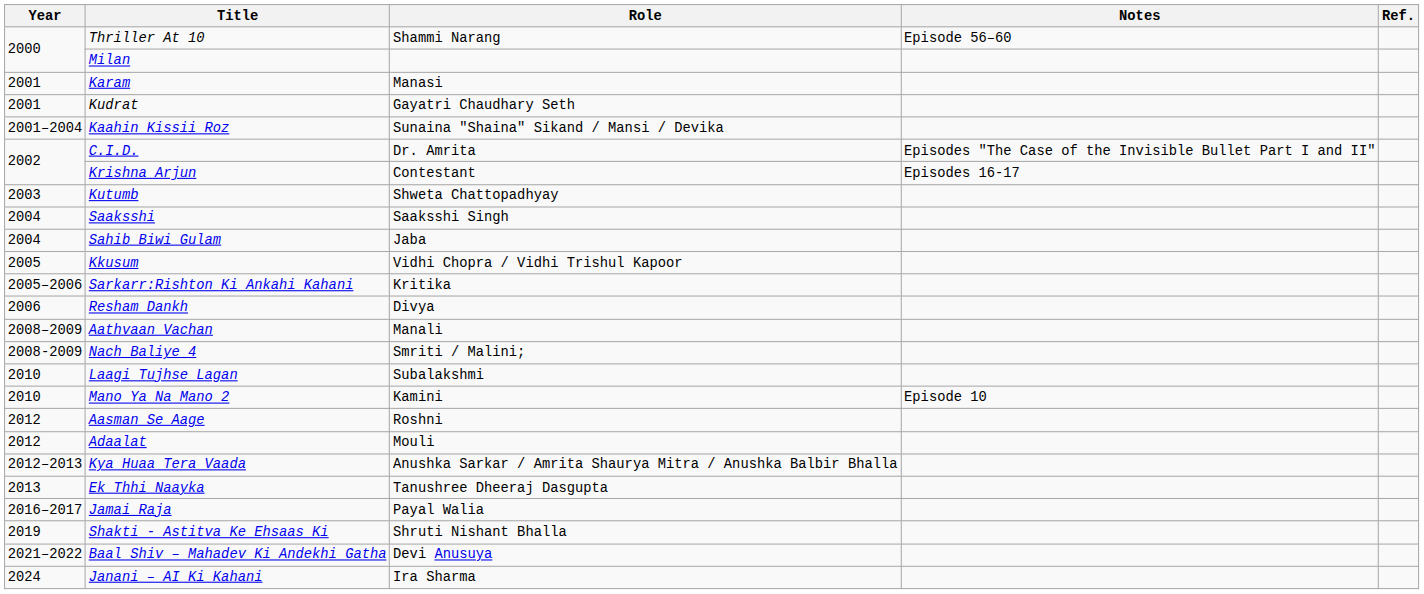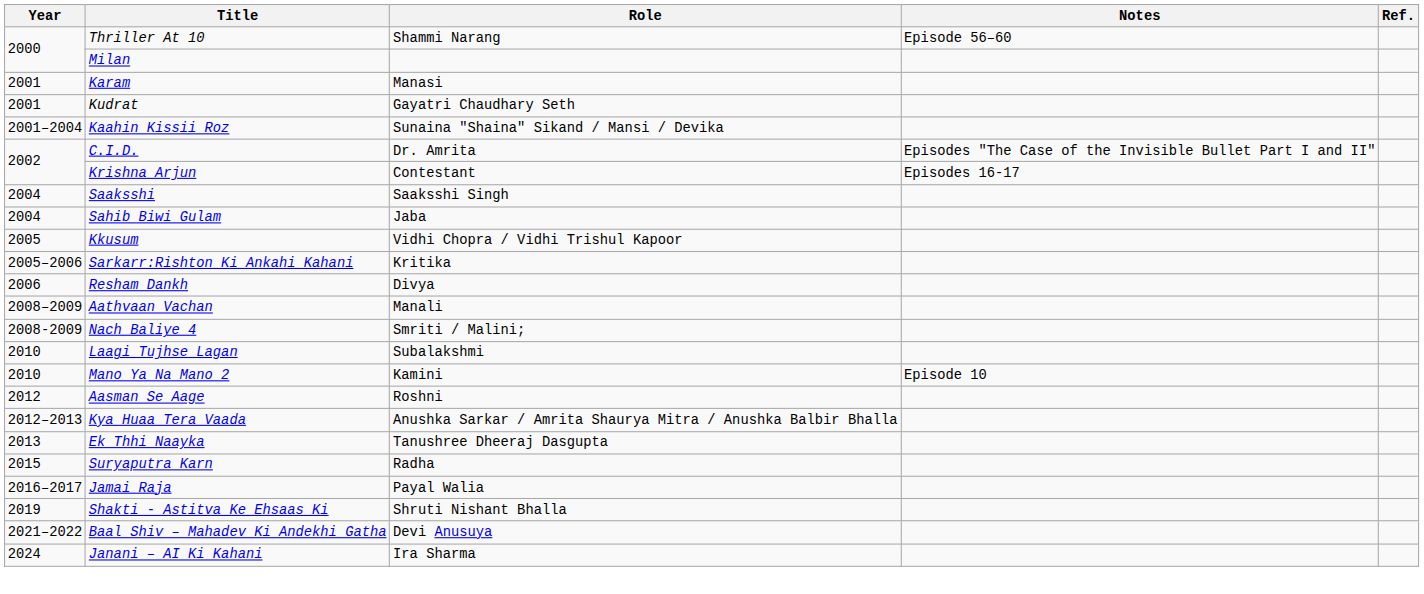- row: (114, 195)
- row: (118, 442)
+ row: (151, 465)
